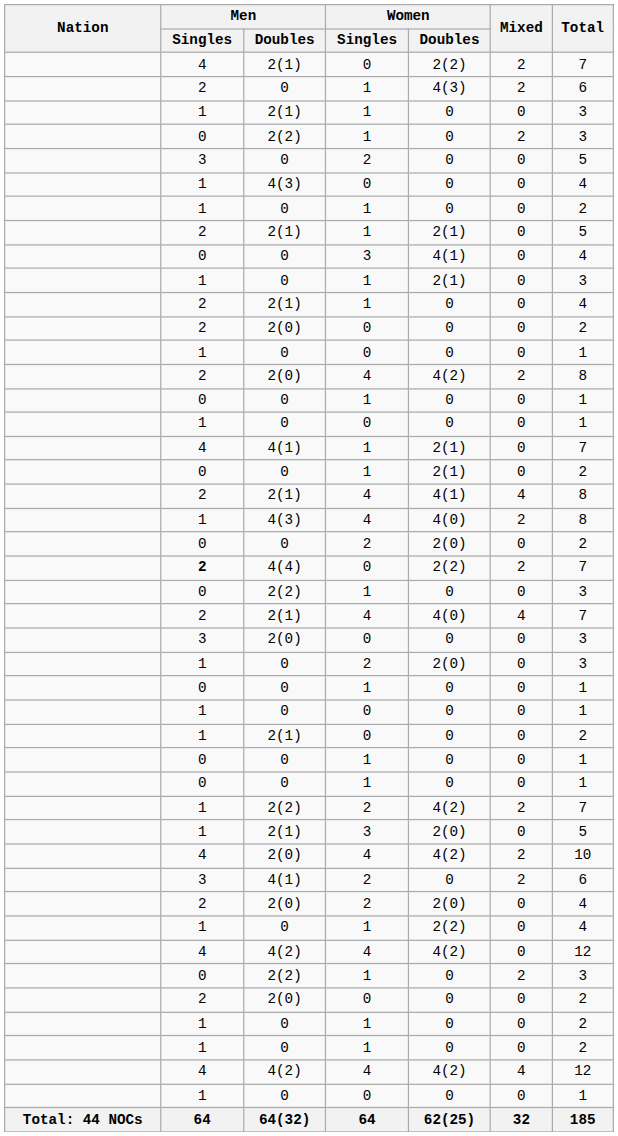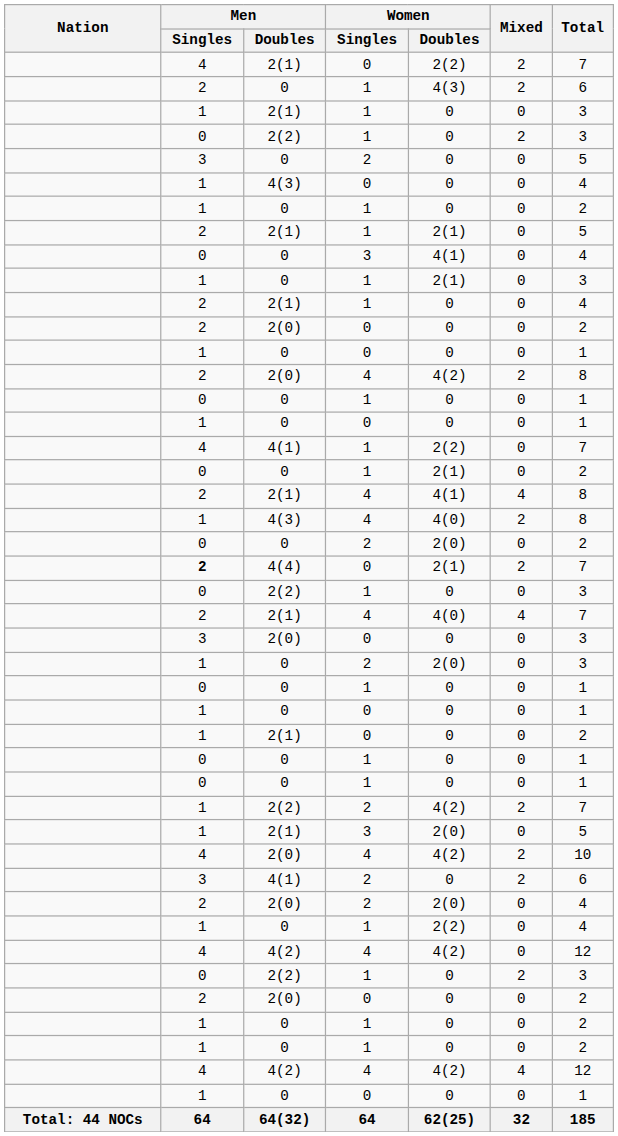(450, 448) 2(1) -> (450, 448) 2(2)
(450, 568) 2(2) -> (450, 568) 2(1)
